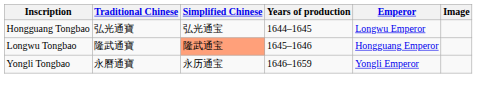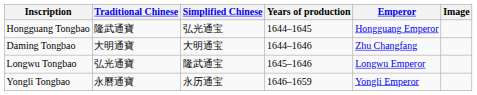(114, 28) 弘光通寶 -> (114, 28) 隆武通寶
(390, 29) Longwu Emperor -> (397, 29) Hongguang Emperor
+ row: (41, 46)
(114, 46) 隆武通寶 -> (114, 63) 弘光通寶
(203, 46) lightsalmon background -> (203, 63) no background
(397, 46) Hongguang Emperor -> (390, 64) Longwu Emperor
